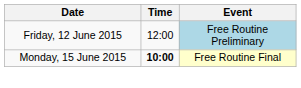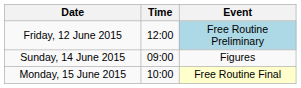+ row: (73, 58)
(160, 58) bold -> (160, 74) normal
